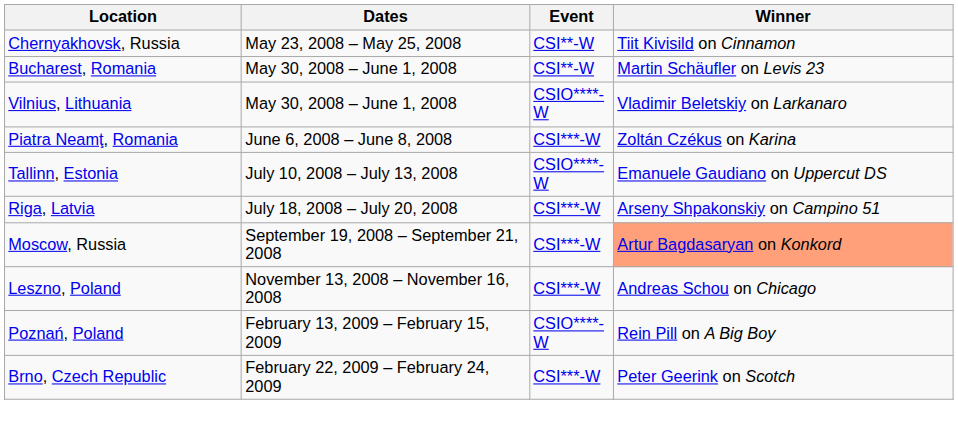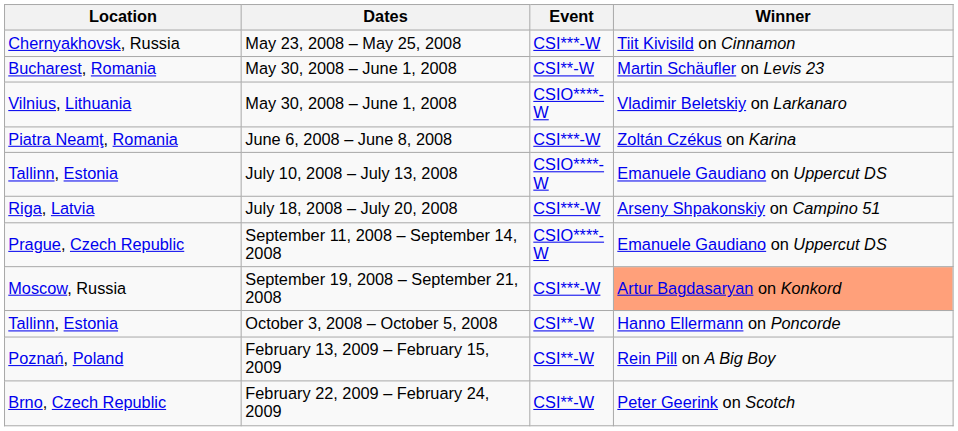(564, 43) CSI**-W -> (567, 43) CSI***-W
+ row: (96, 244)
+ row: (63, 323)
- row: (65, 288)
(569, 333) CSIO****-W -> (564, 358) CSI**-W
(567, 377) CSI***-W -> (564, 403) CSI**-W
